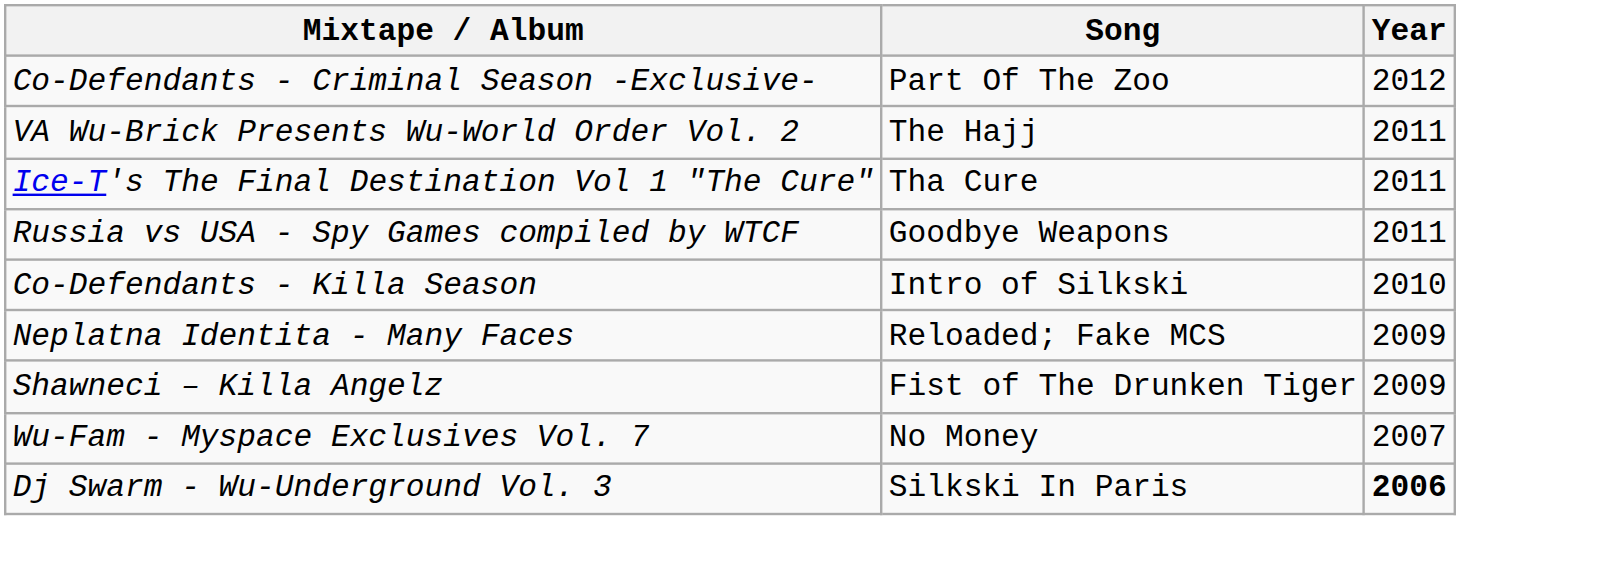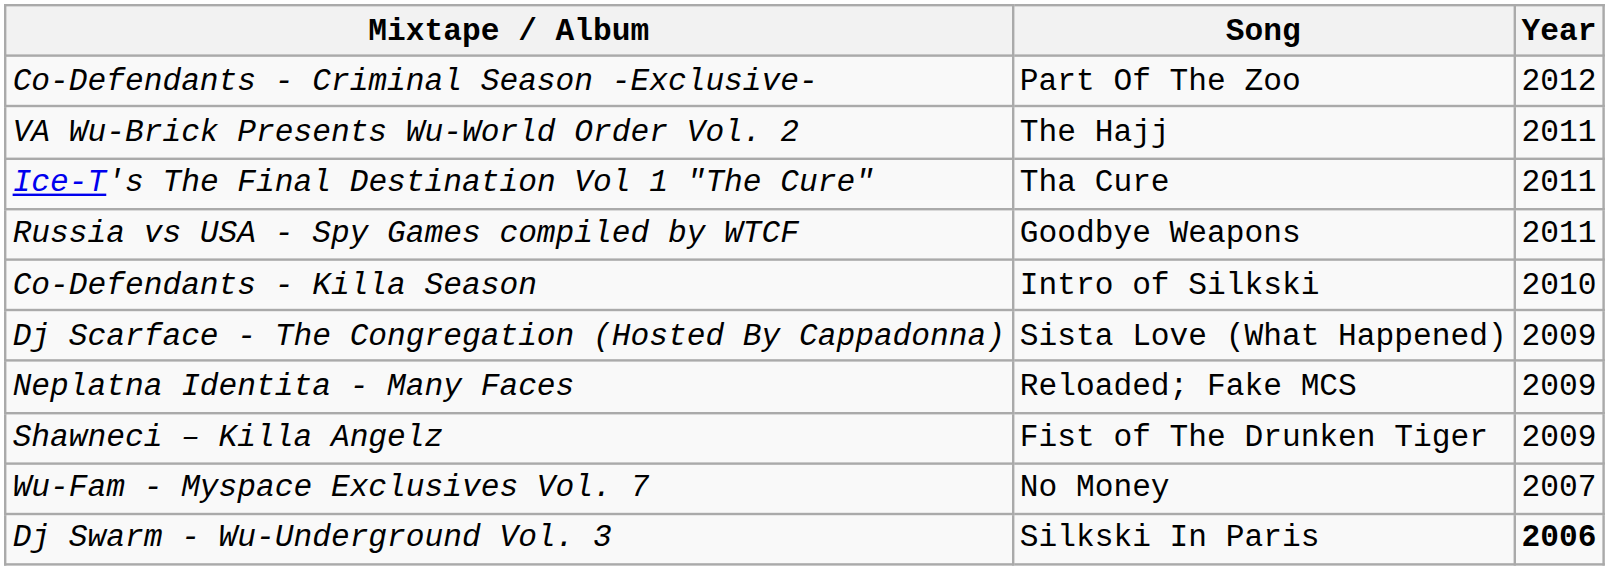+ row: (509, 336)
